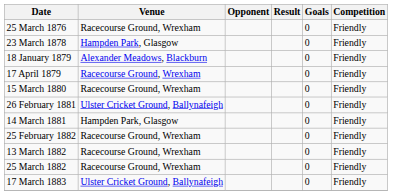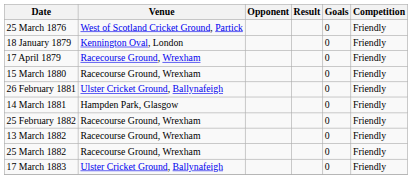(140, 27) Racecourse Ground, Wrexham -> (162, 27) West of Scotland Cricket Ground, Partick
- row: (36, 43)
(144, 58) Alexander Meadows, Blackburn -> (132, 43) Kennington Oval, London
